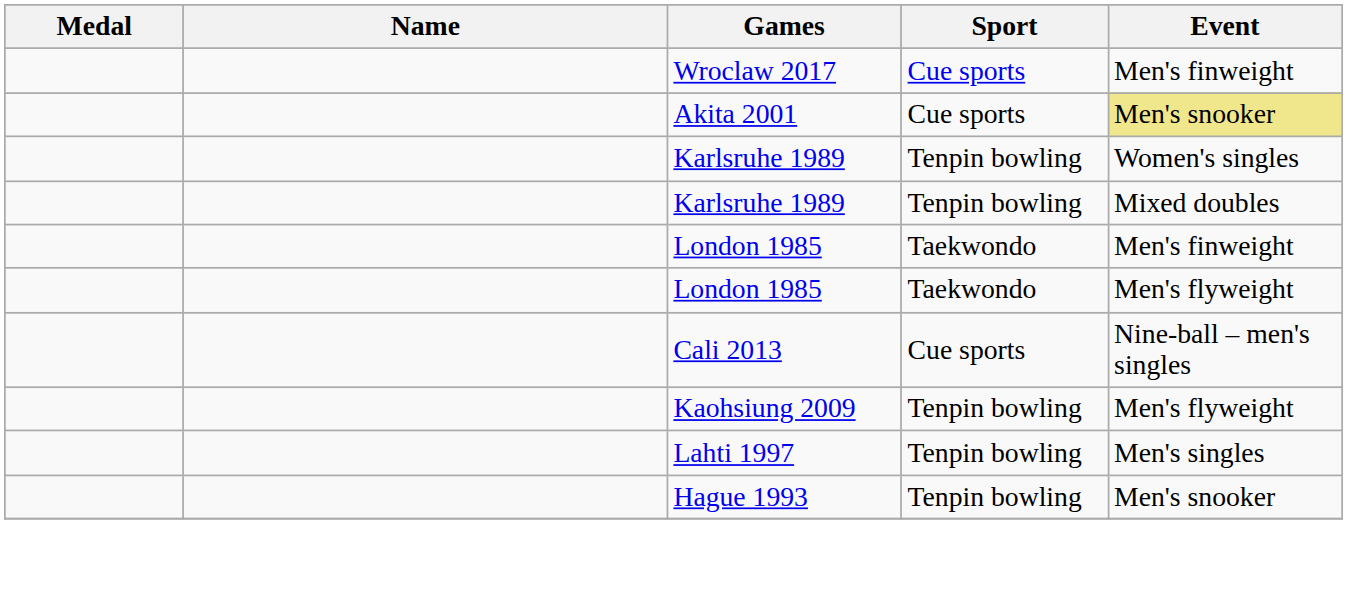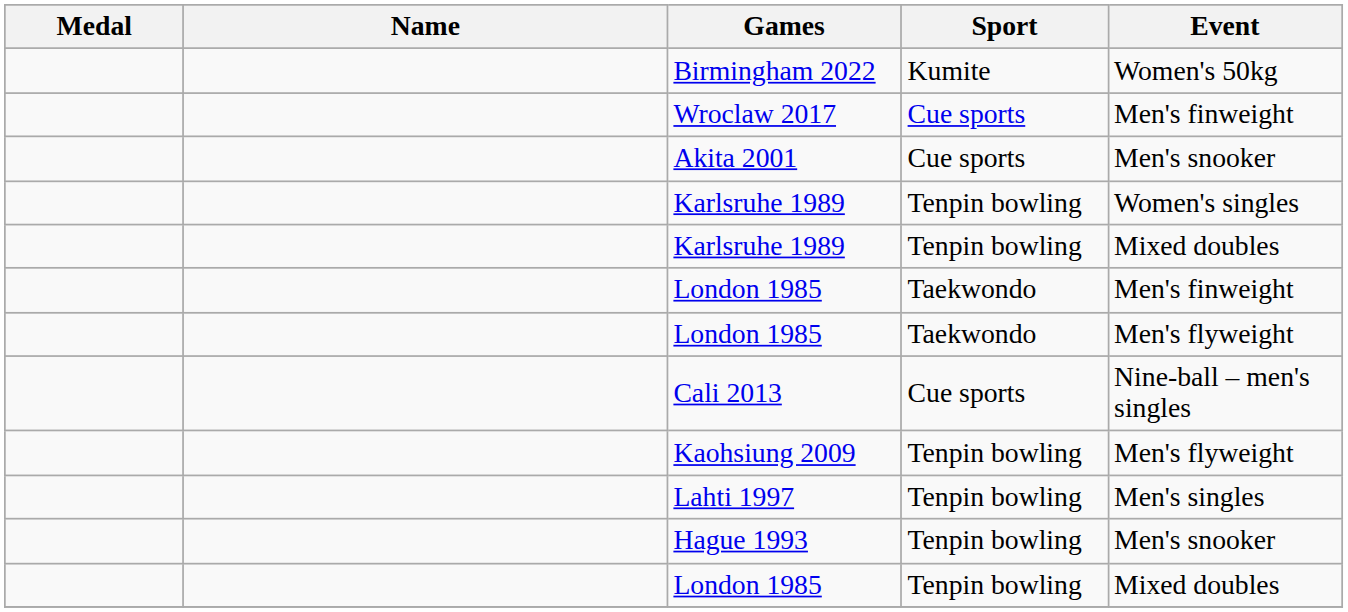+ row: (775, 70)
(1195, 114) khaki background -> (1195, 158) no background
+ row: (748, 584)
